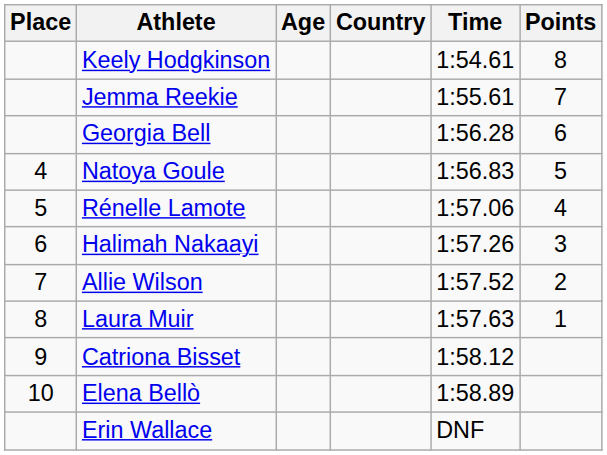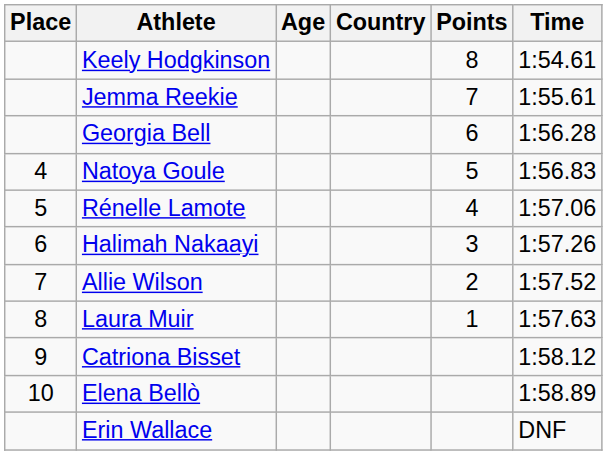columns swapped: (475, 23) <-> (561, 23)
